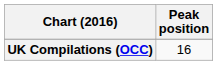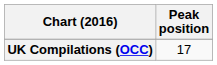(184, 49) 16 -> (184, 49) 17
